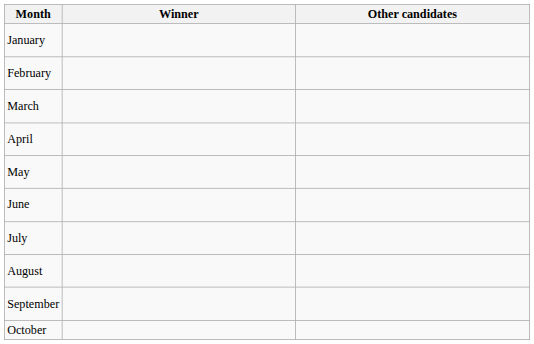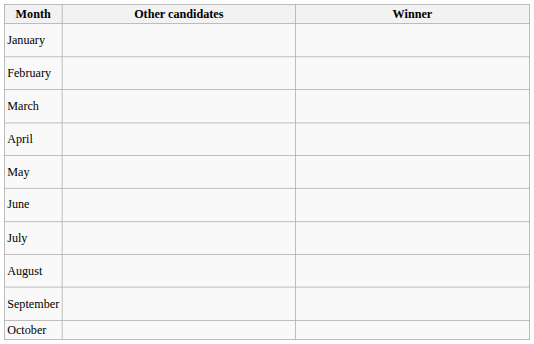columns swapped: (179, 14) <-> (412, 14)
